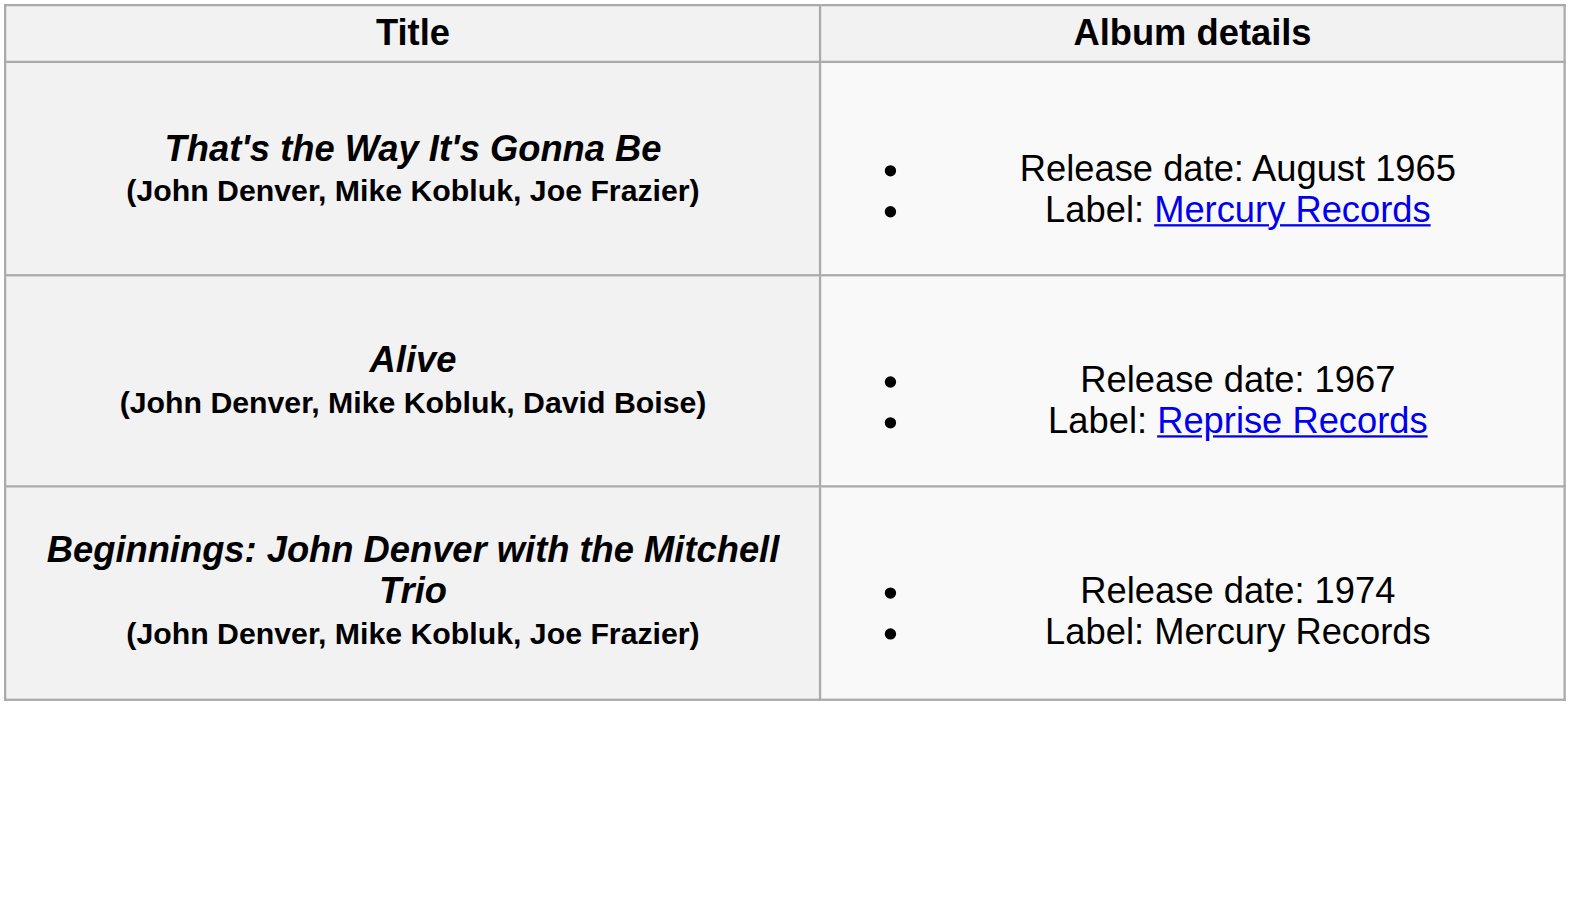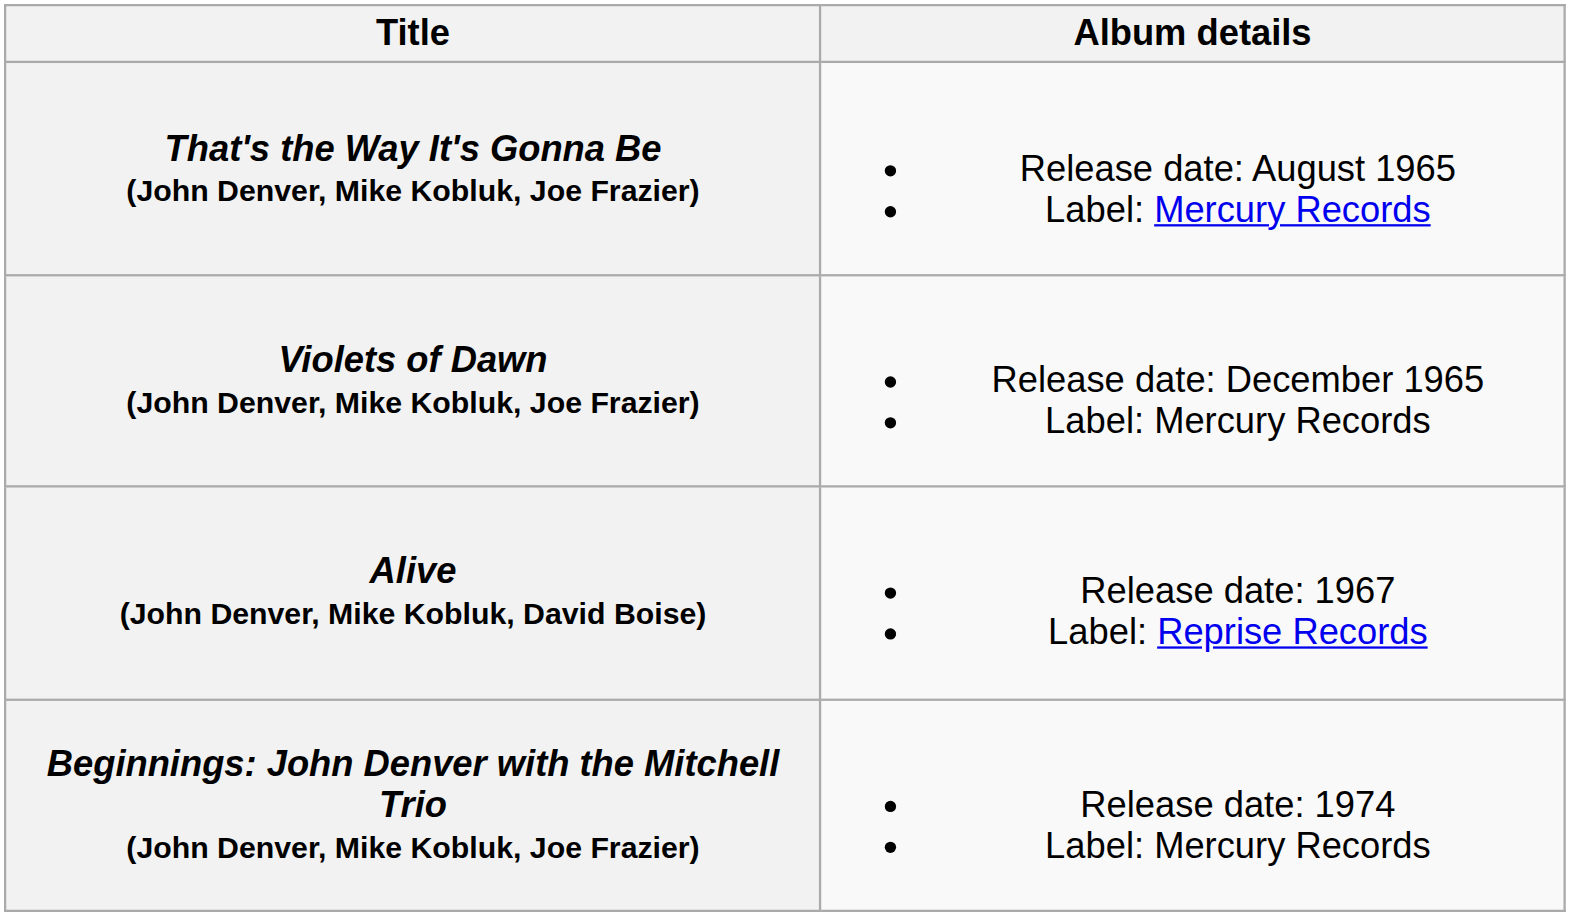+ row: (413, 380)
